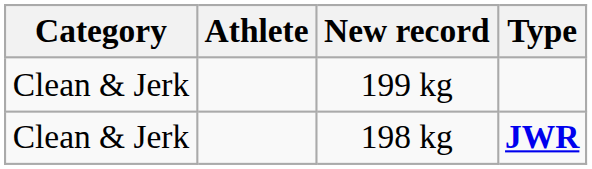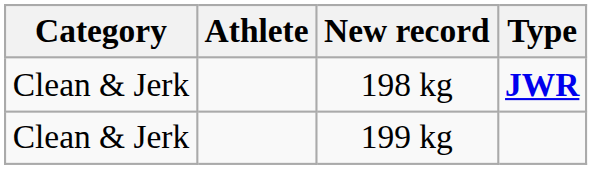rows swapped: (407, 137) <-> (407, 84)
